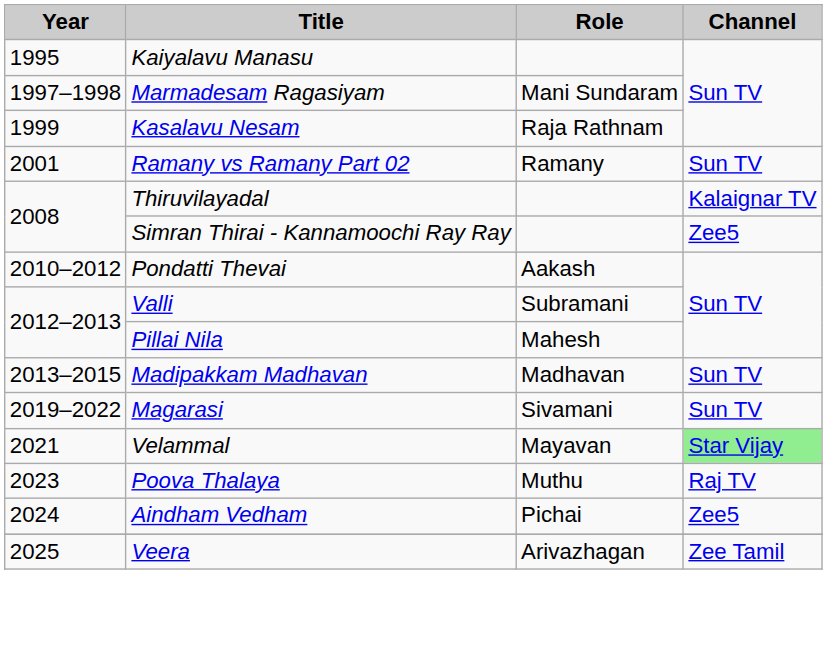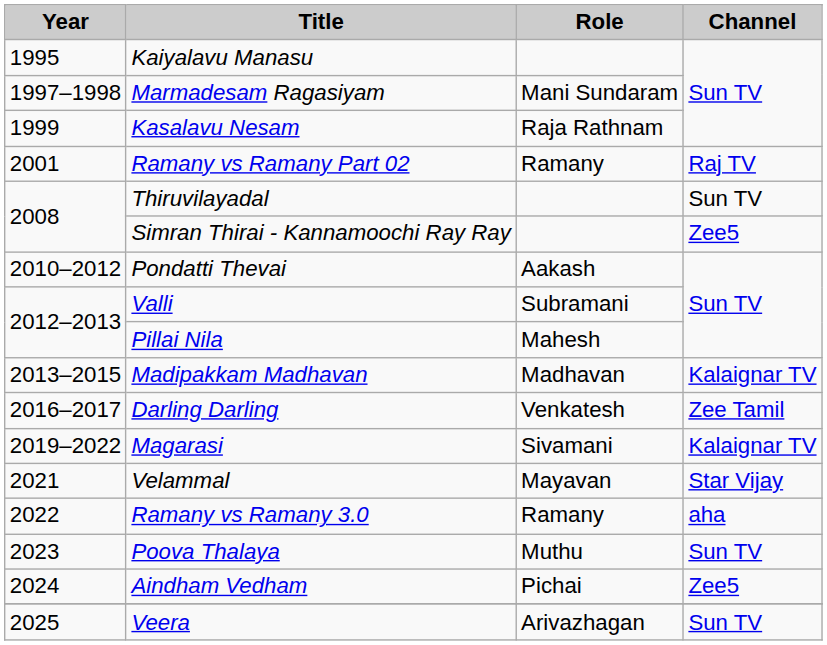(725, 163) Sun TV -> (722, 163) Raj TV
(752, 198) Kalaignar TV -> (725, 198) Sun TV
(725, 374) Sun TV -> (752, 374) Kalaignar TV
+ row: (205, 410)
(725, 410) Sun TV -> (752, 445) Kalaignar TV
(736, 445) lightgreen background -> (736, 480) no background
+ row: (250, 515)
(722, 480) Raj TV -> (725, 551) Sun TV
(736, 551) Zee Tamil -> (725, 621) Sun TV
